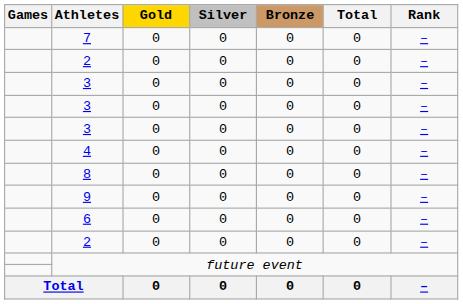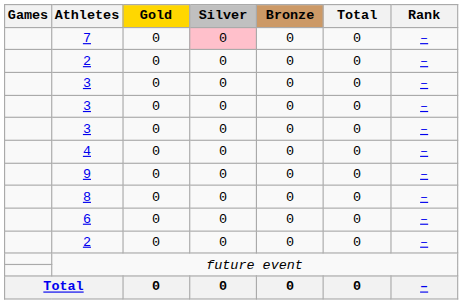(223, 38) no background -> (223, 38) pink background
rows swapped: (87, 174) <-> (87, 196)
